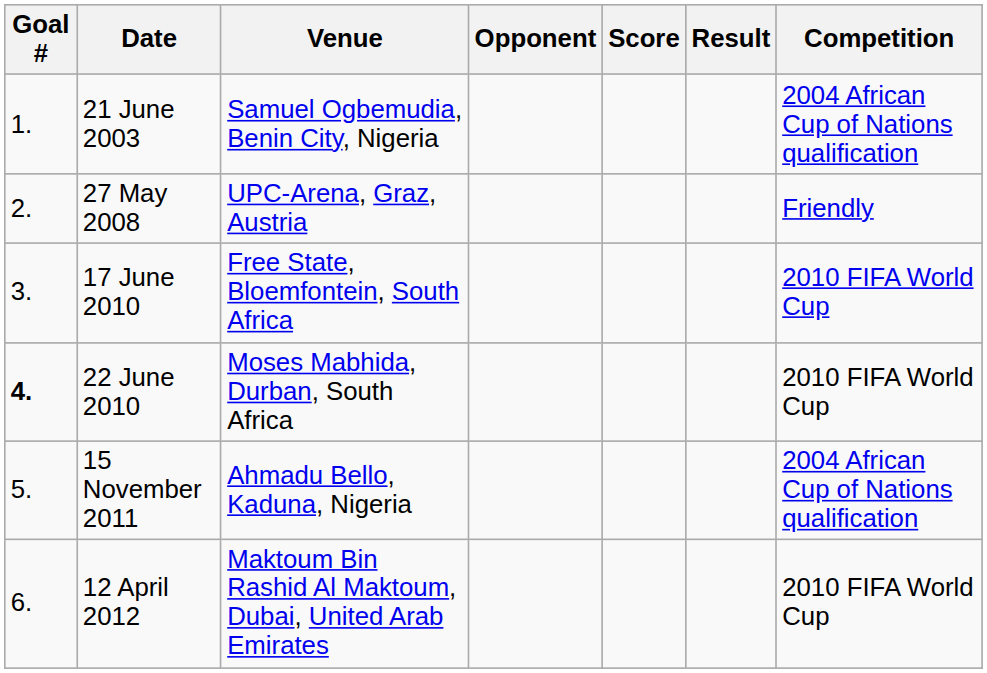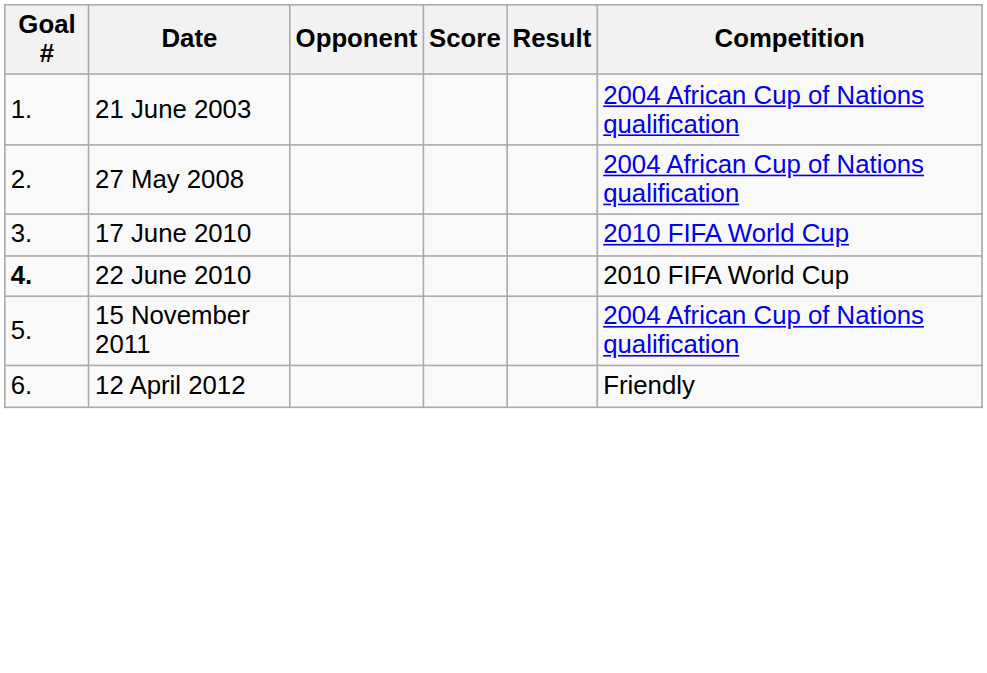- column: (345, 39)
(828, 208) Friendly -> (764, 179) 2004 African Cup of Nations qualification
(878, 603) 2010 FIFA World Cup -> (649, 385) Friendly
